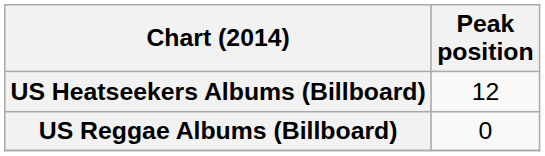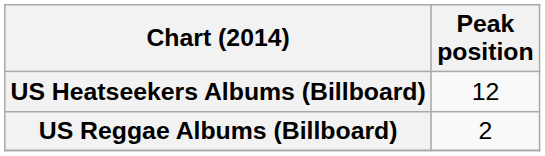(485, 130) 0 -> (485, 130) 2
